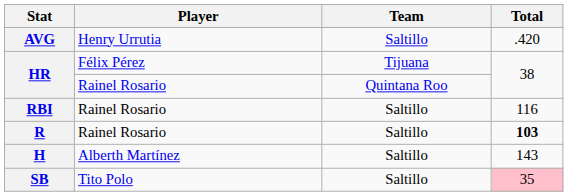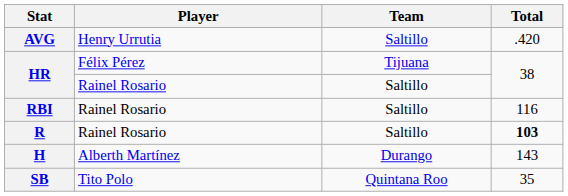(406, 86) Quintana Roo -> (406, 86) Saltillo
(406, 156) Saltillo -> (406, 156) Durango
(406, 179) Saltillo -> (406, 179) Quintana Roo
(527, 179) pink background -> (527, 179) no background
